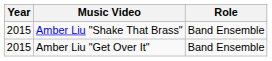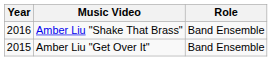(19, 30) 2015 -> (19, 30) 2016
